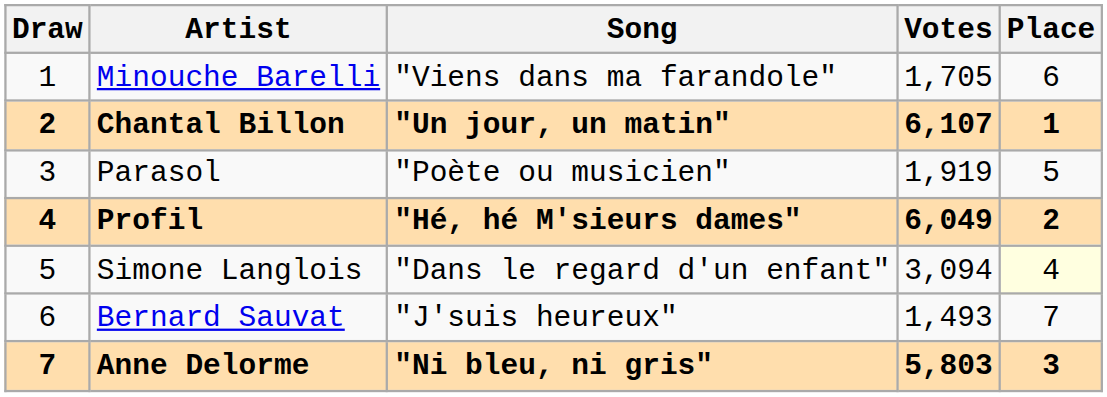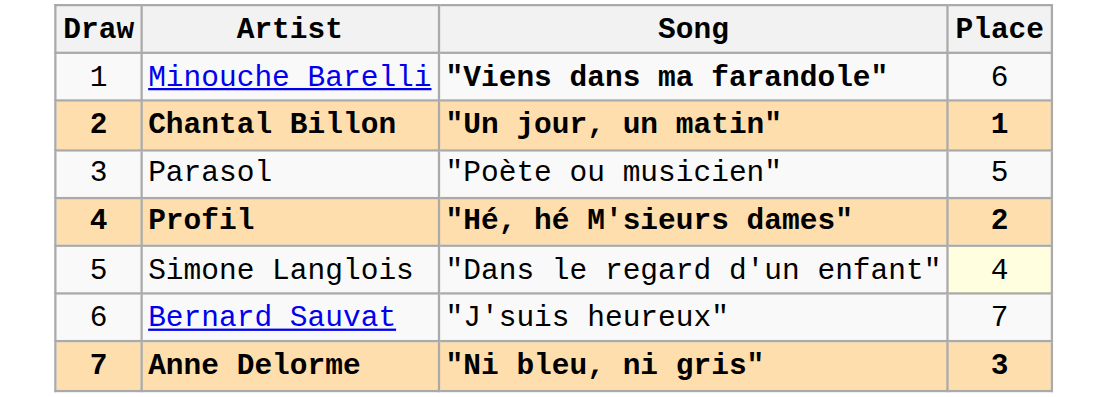- column: (948, 29)
(616, 77) normal -> (667, 77) bold
